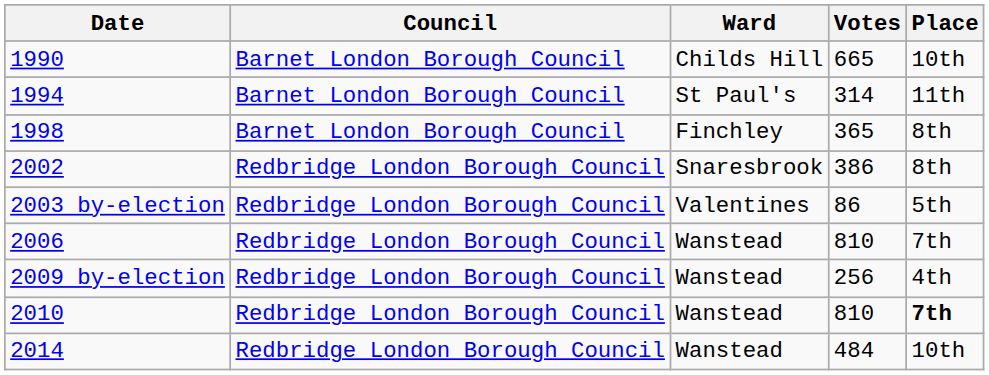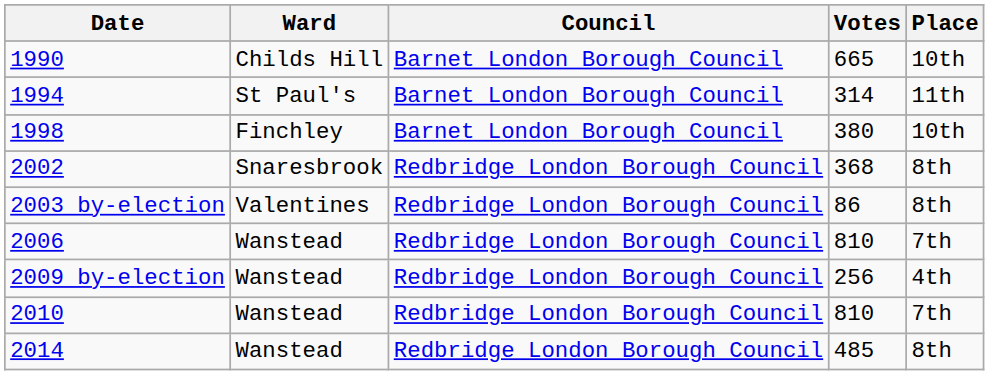columns swapped: (450, 23) <-> (749, 23)
(854, 132) 365 -> (854, 132) 380
(932, 132) 8th -> (938, 132) 10th
(854, 169) 386 -> (854, 169) 368
(932, 205) 5th -> (932, 205) 8th
(932, 315) bold -> (932, 315) normal
(854, 351) 484 -> (854, 351) 485
(938, 351) 10th -> (932, 351) 8th
